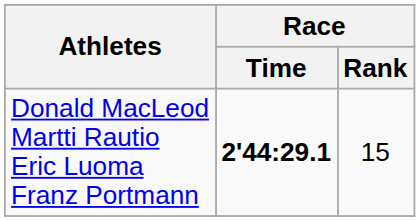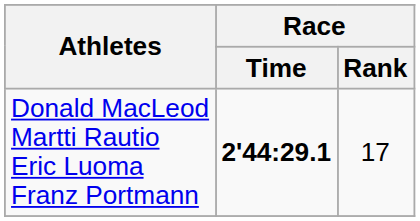(375, 152) 15 -> (375, 152) 17
